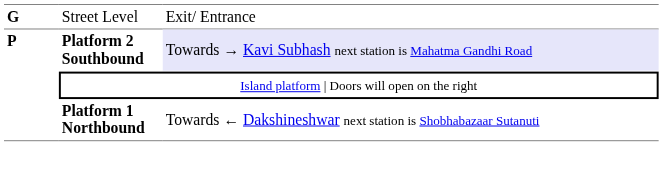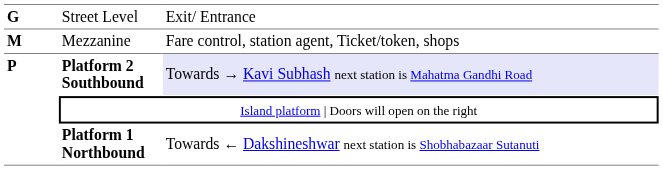+ row: (96, 41)
